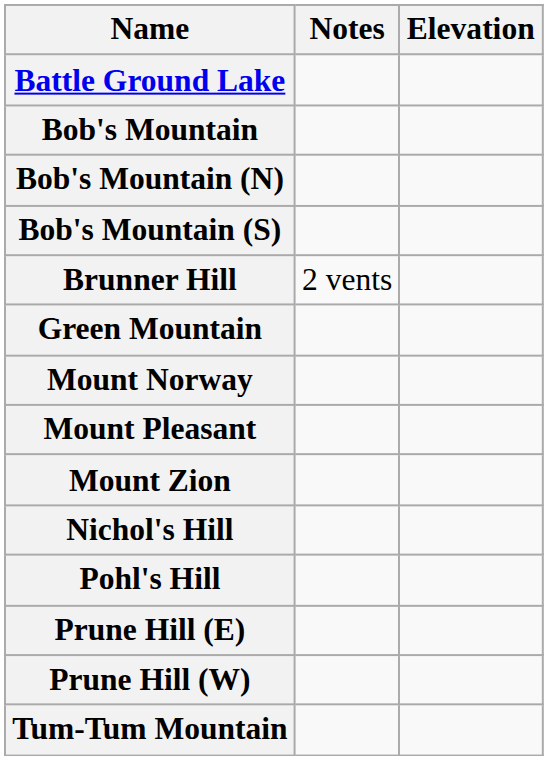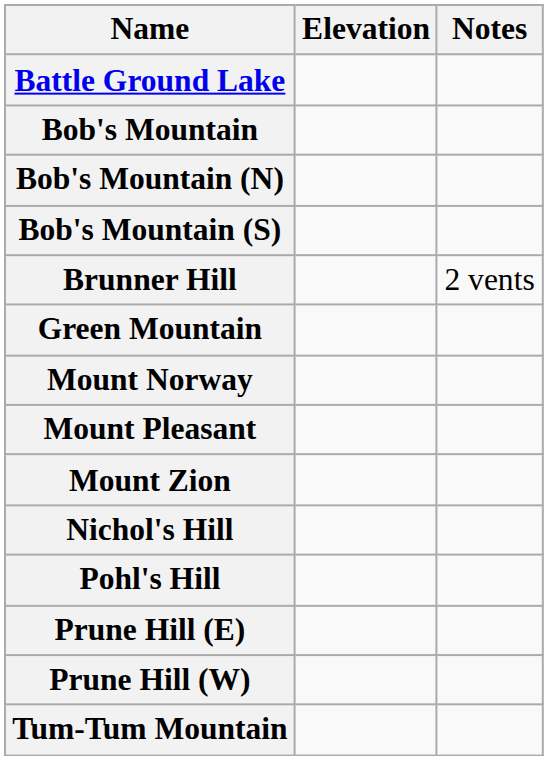columns swapped: (471, 29) <-> (347, 29)
